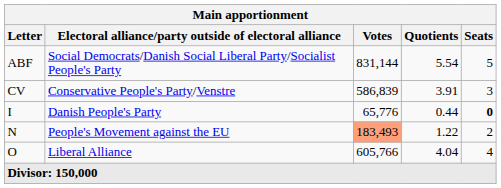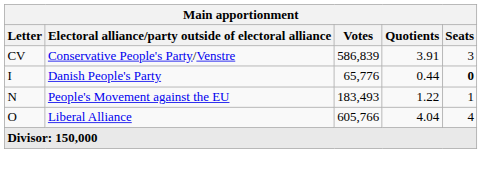- row: (20, 63)
(377, 132) lightsalmon background -> (358, 96) no background
(490, 132) 2 -> (471, 96) 1
